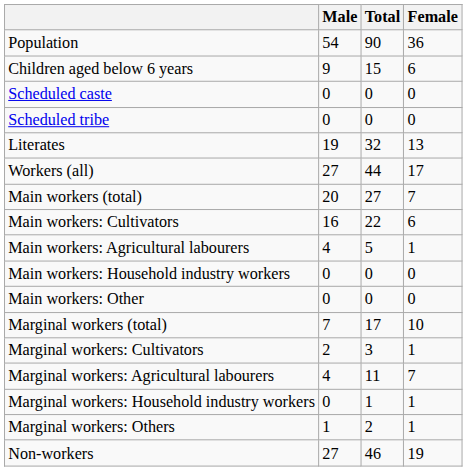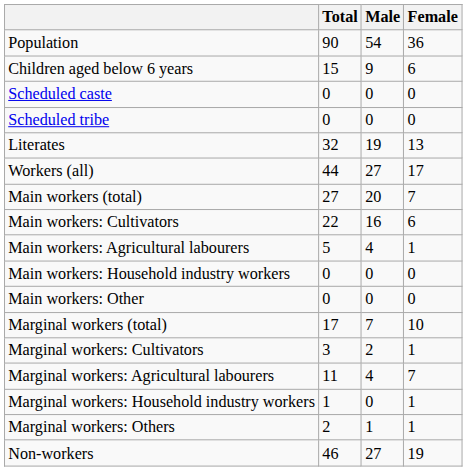columns swapped: (382, 17) <-> (340, 17)
